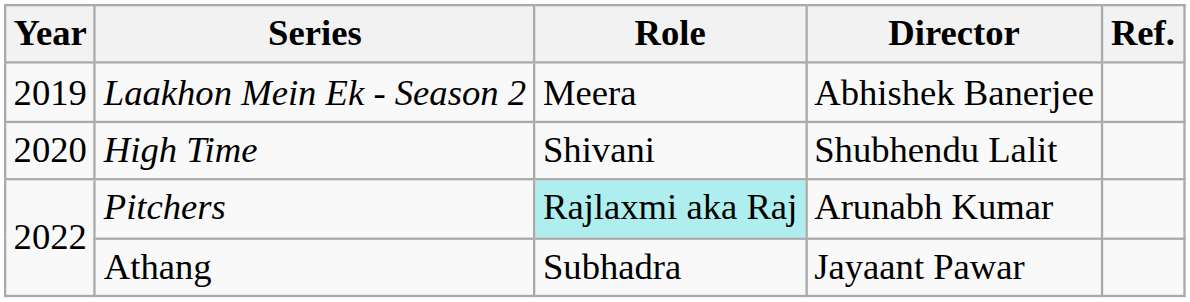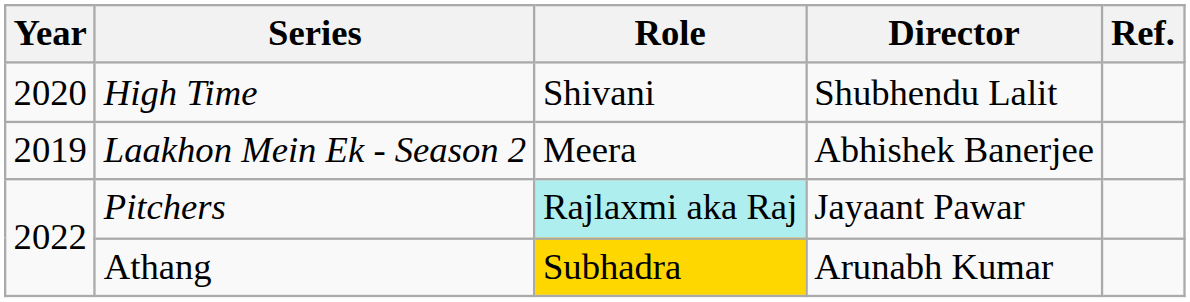rows swapped: (315, 91) <-> (181, 149)
(934, 207) Arunabh Kumar -> (919, 207) Jayaant Pawar
(612, 265) no background -> (612, 265) gold background
(919, 265) Jayaant Pawar -> (934, 265) Arunabh Kumar
